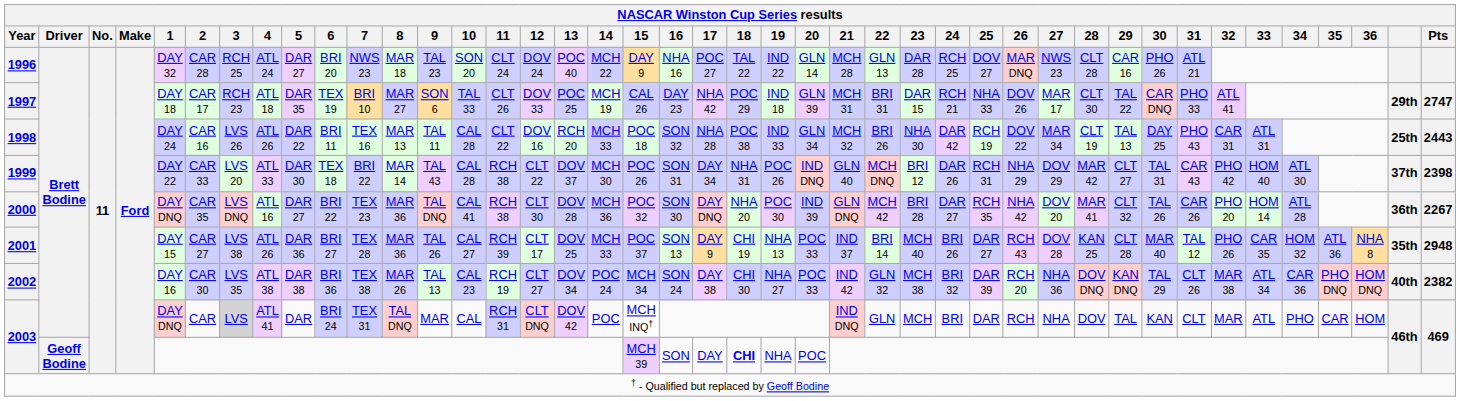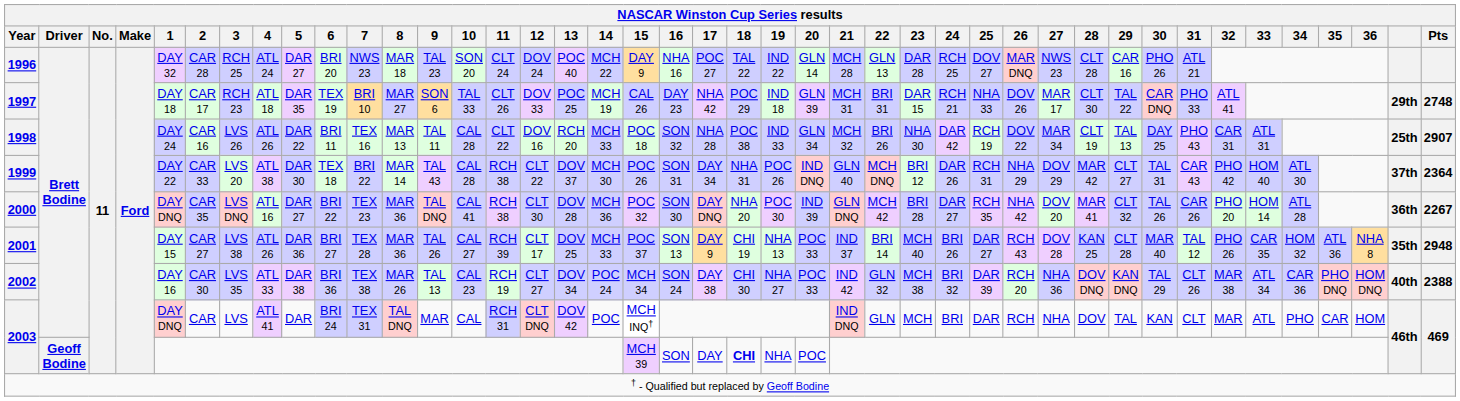(1438, 101) 2747 -> (1438, 101) 2748
(1438, 137) 2443 -> (1438, 137) 2907
(268, 173) ATL 33 -> (268, 173) ATL 38
(1438, 173) 2398 -> (1438, 173) 2364
(268, 281) ATL 38 -> (268, 281) ATL 33
(1438, 282) 2382 -> (1438, 282) 2388
(236, 319) lightgrey background -> (236, 319) no background
